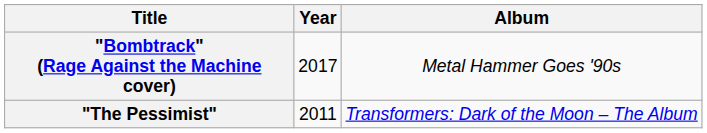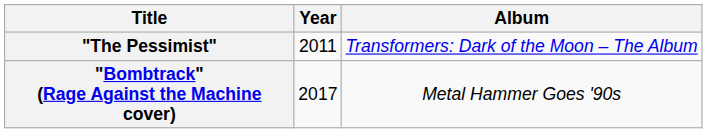rows swapped: (149, 113) <-> (149, 66)
